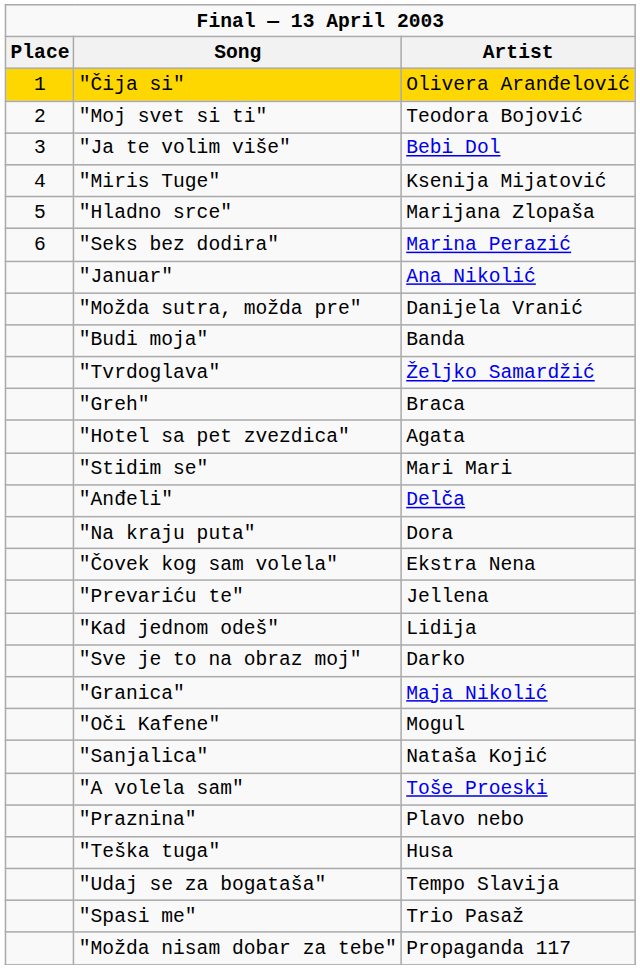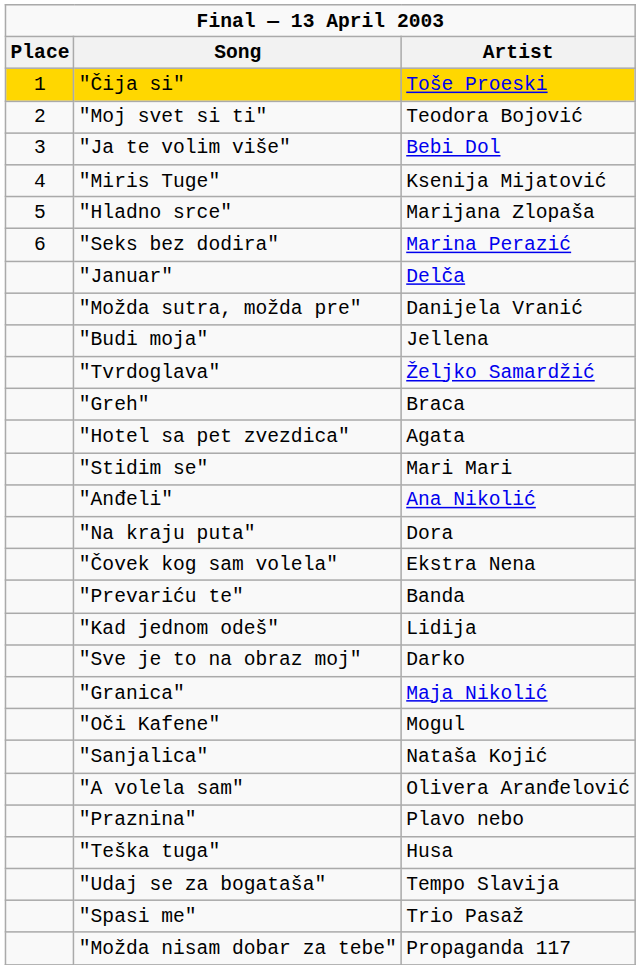(518, 85) Olivera Aranđelović -> (477, 85) Toše Proeski
(471, 277) Ana Nikolić -> (436, 277) Delča
(436, 341) Banda -> (447, 341) Јеllena
(436, 501) Delča -> (471, 501) Ana Nikolić
(447, 597) Јеllena -> (436, 597) Banda
(477, 789) Toše Proeski -> (518, 789) Olivera Aranđelović
